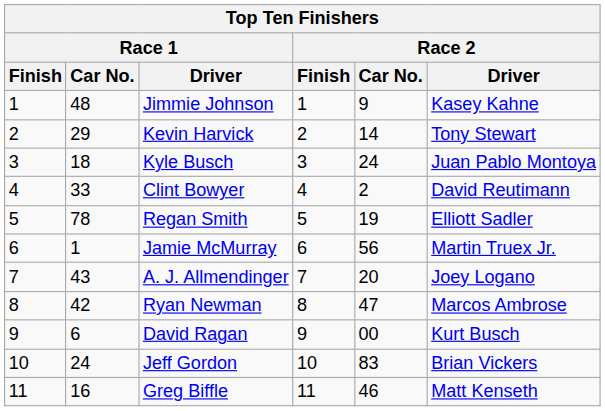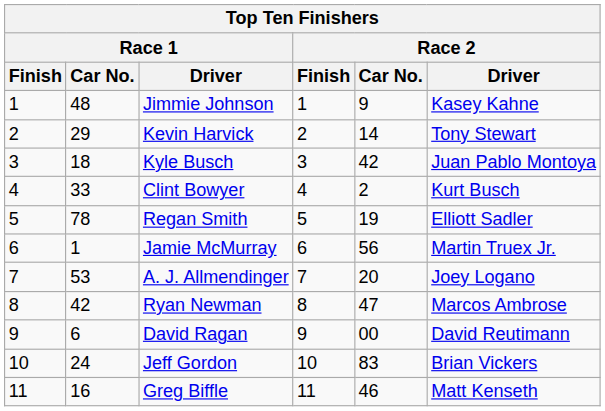(369, 162) 24 -> (369, 162) 42
(501, 190) David Reutimann -> (475, 190) Kurt Busch
(80, 276) 43 -> (80, 276) 53
(475, 334) Kurt Busch -> (501, 334) David Reutimann
